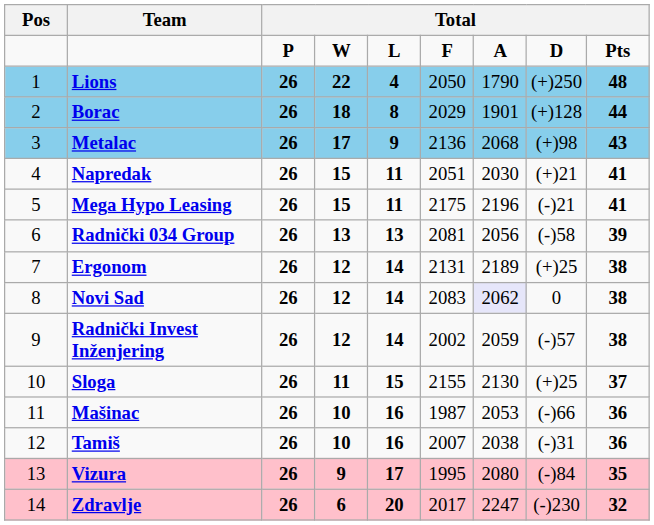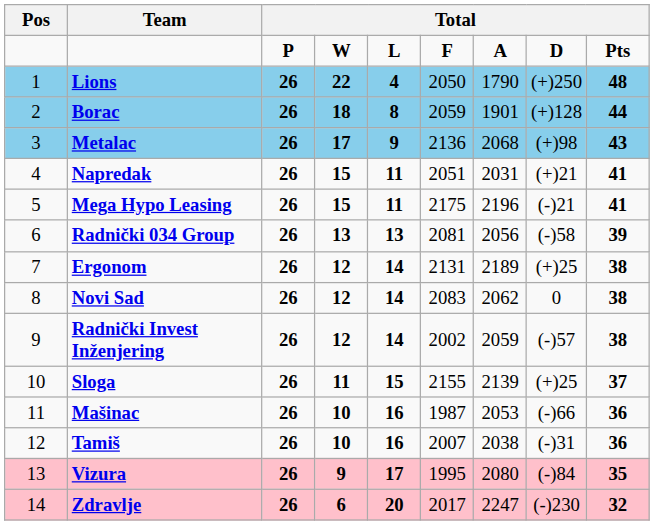(447, 112) 2029 -> (447, 112) 2059
(500, 174) 2030 -> (500, 174) 2031
(500, 297) lavender background -> (500, 297) no background
(500, 381) 2130 -> (500, 381) 2139
